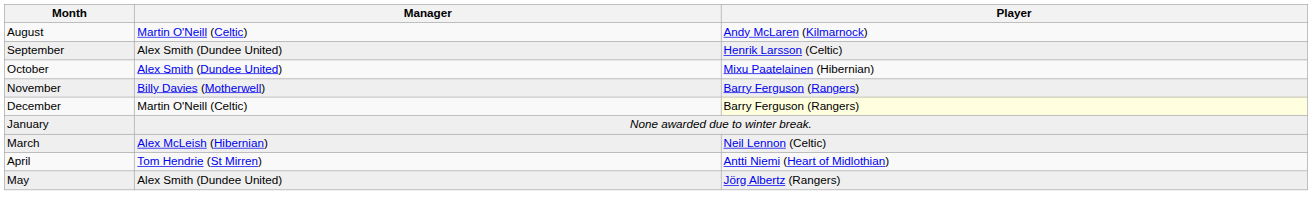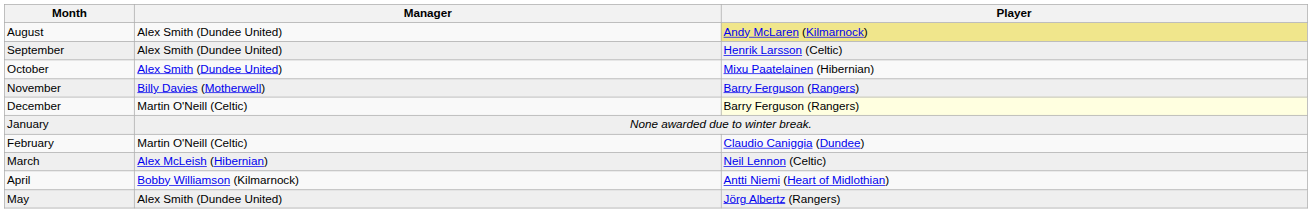(192, 32) Martin O'Neill (Celtic) -> (210, 32) Alex Smith (Dundee United)
(796, 32) no background -> (796, 32) khaki background
+ row: (30, 143)
(200, 161) Tom Hendrie (St Mirren) -> (218, 180) Bobby Williamson (Kilmarnock)
